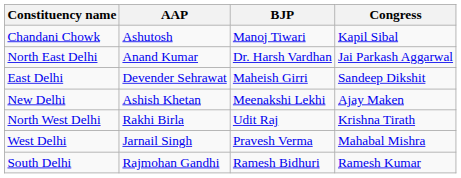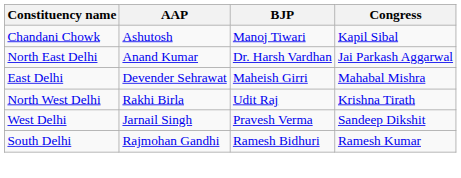(382, 78) Sandeep Dikshit -> (382, 78) Mahabal Mishra
- row: (36, 99)
(382, 141) Mahabal Mishra -> (382, 120) Sandeep Dikshit
